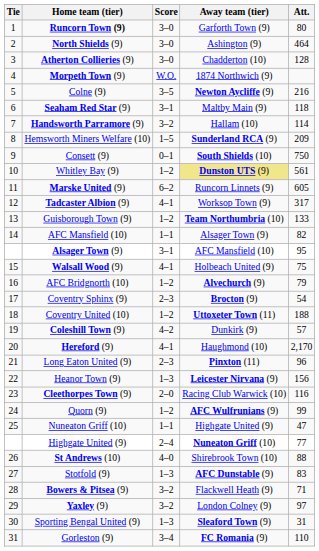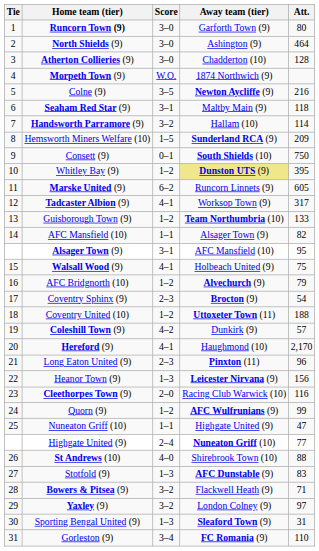(302, 171) 561 -> (302, 171) 395
